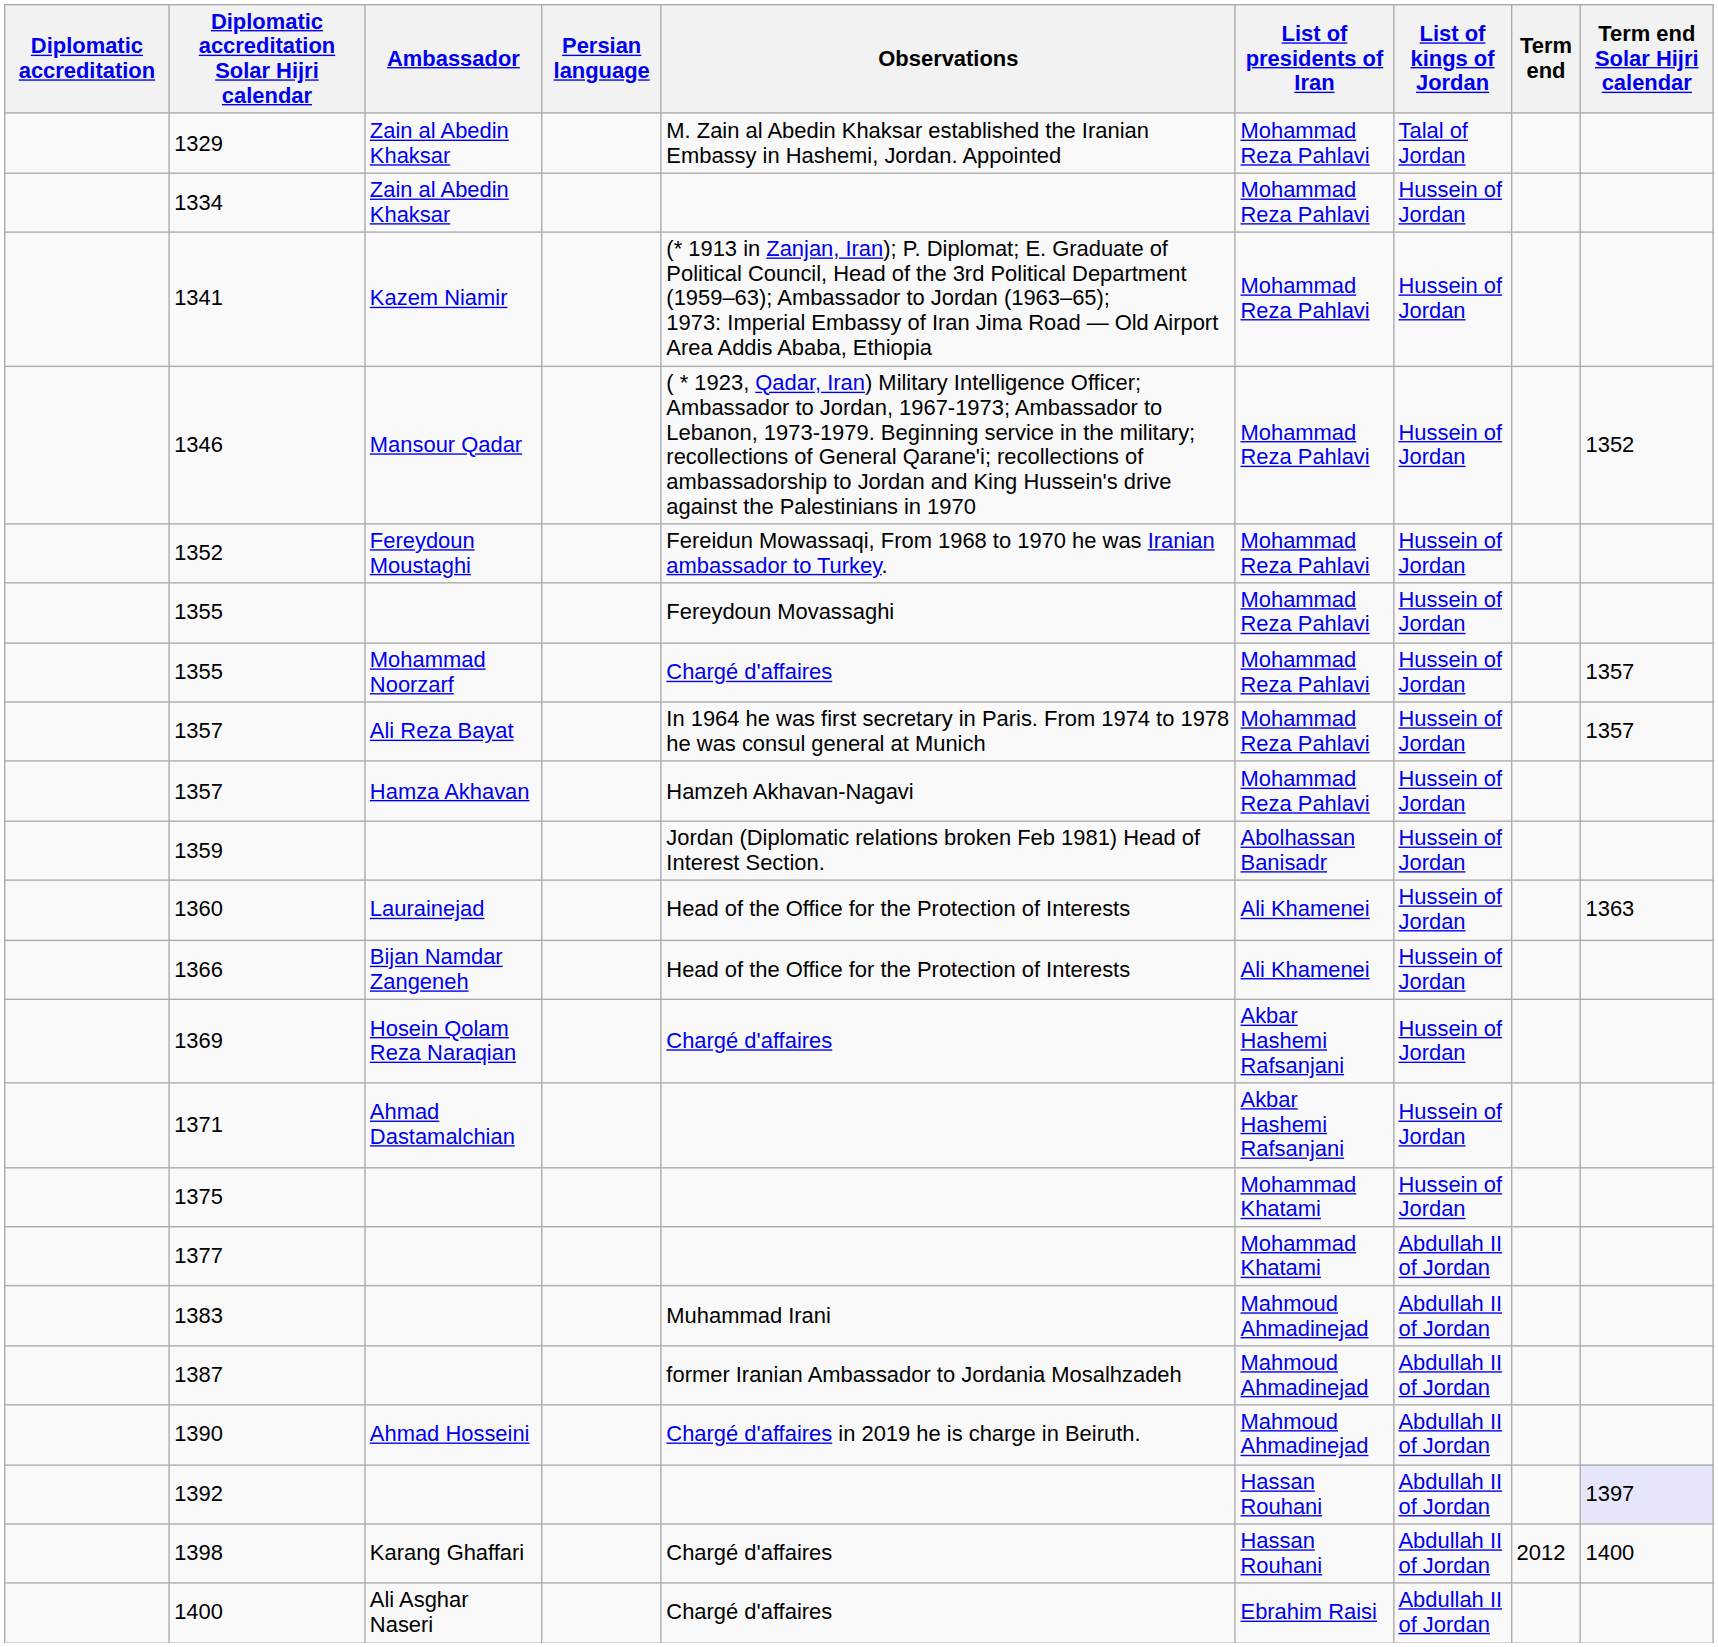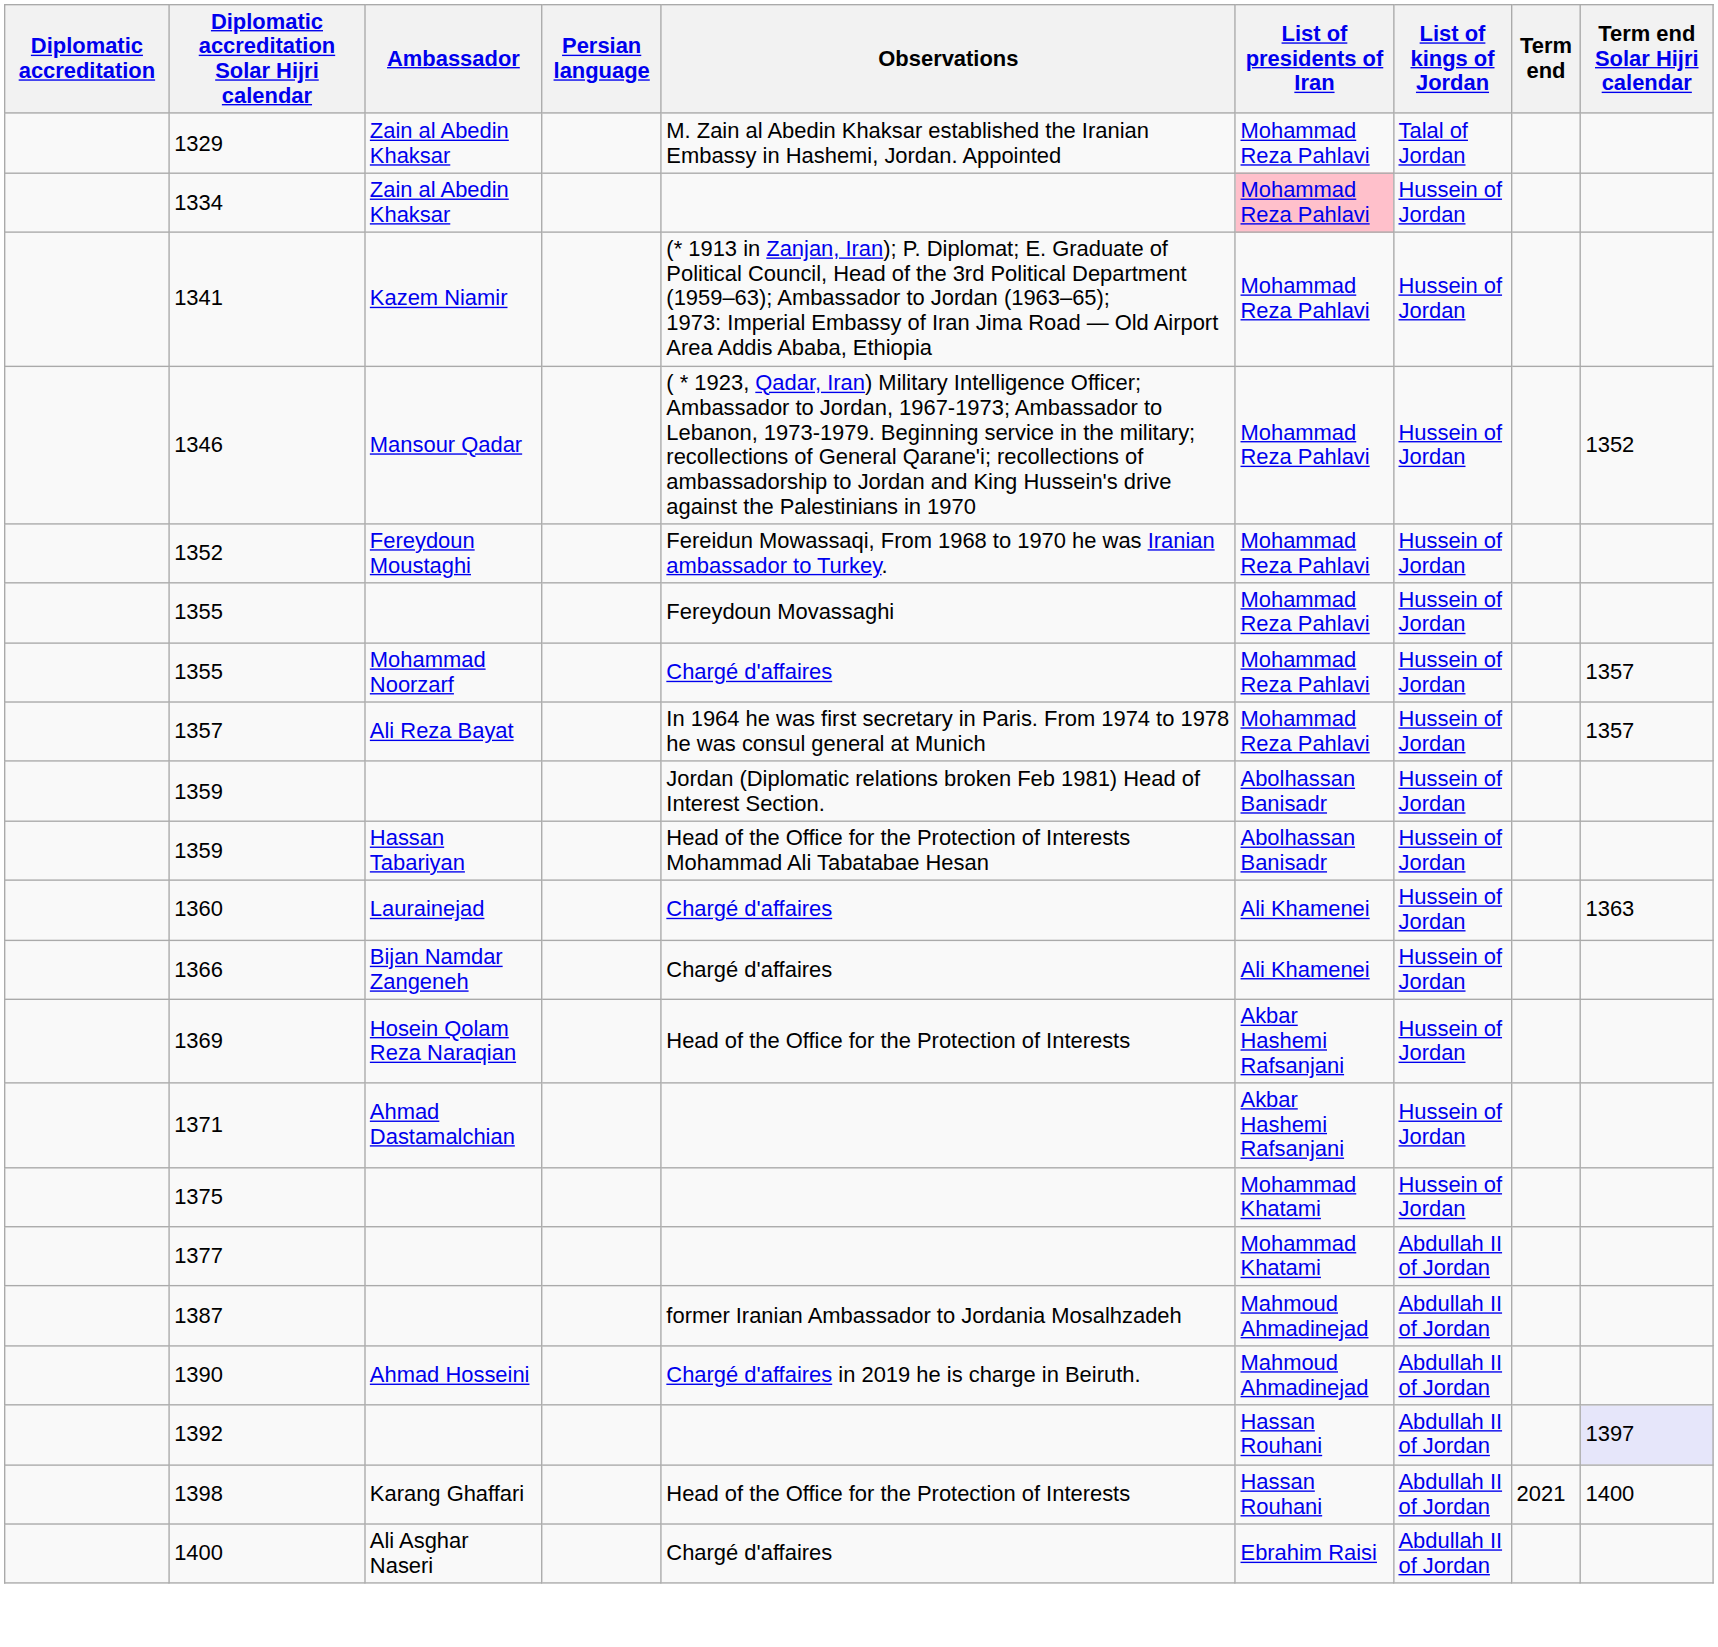(1305, 202) no background -> (1305, 202) pink background
- row: (199, 790)
+ row: (199, 850)
(898, 909) Head of the Office for the Protection of Interests -> (749, 909) Chargé d'affaires
(898, 969) Head of the Office for the Protection of Interests -> (749, 969) Chargé d'affaires
(749, 1040) Chargé d'affaires -> (898, 1040) Head of the Office for the Protection of Interests
- row: (199, 1315)
(749, 1553) Chargé d'affaires -> (898, 1493) Head of the Office for the Protection of Interests
(1541, 1553) 2012 -> (1541, 1493) 2021
